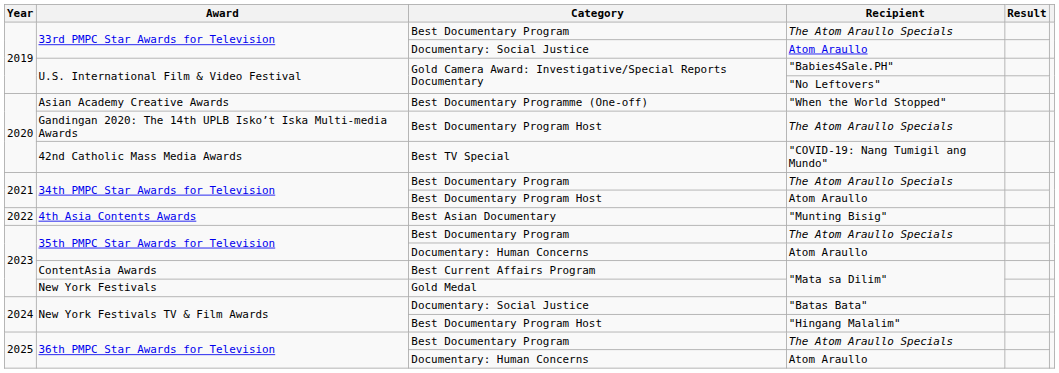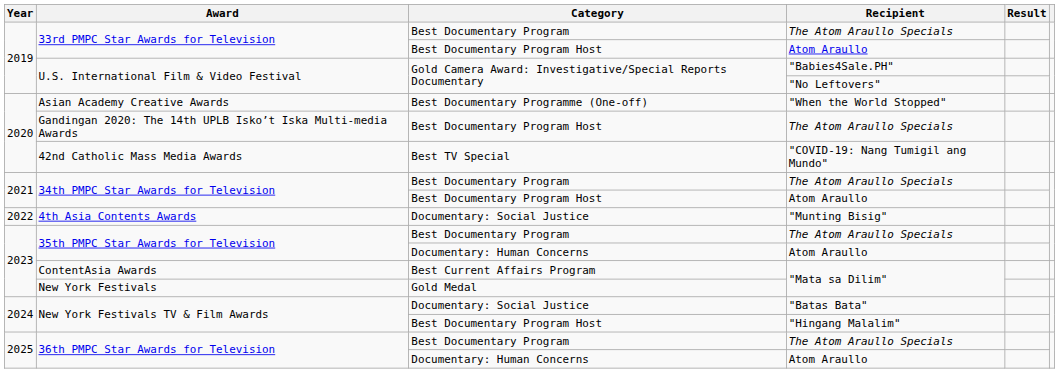(500, 49) Documentary: Social Justice -> (507, 49) Best Documentary Program Host
(484, 216) Best Asian Documentary -> (500, 216) Documentary: Social Justice
